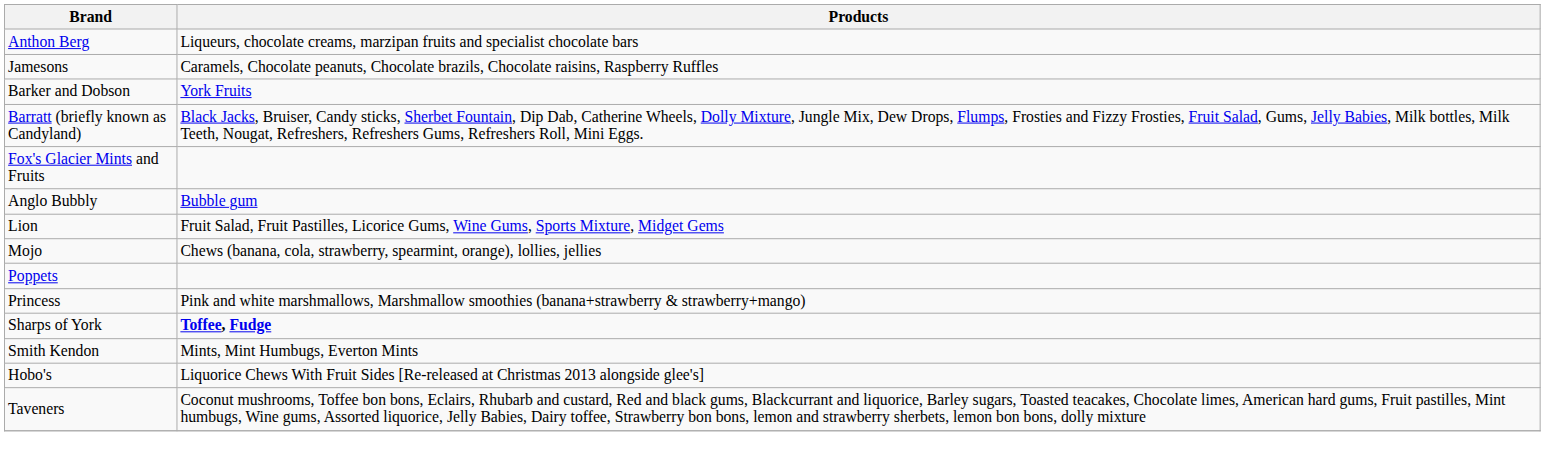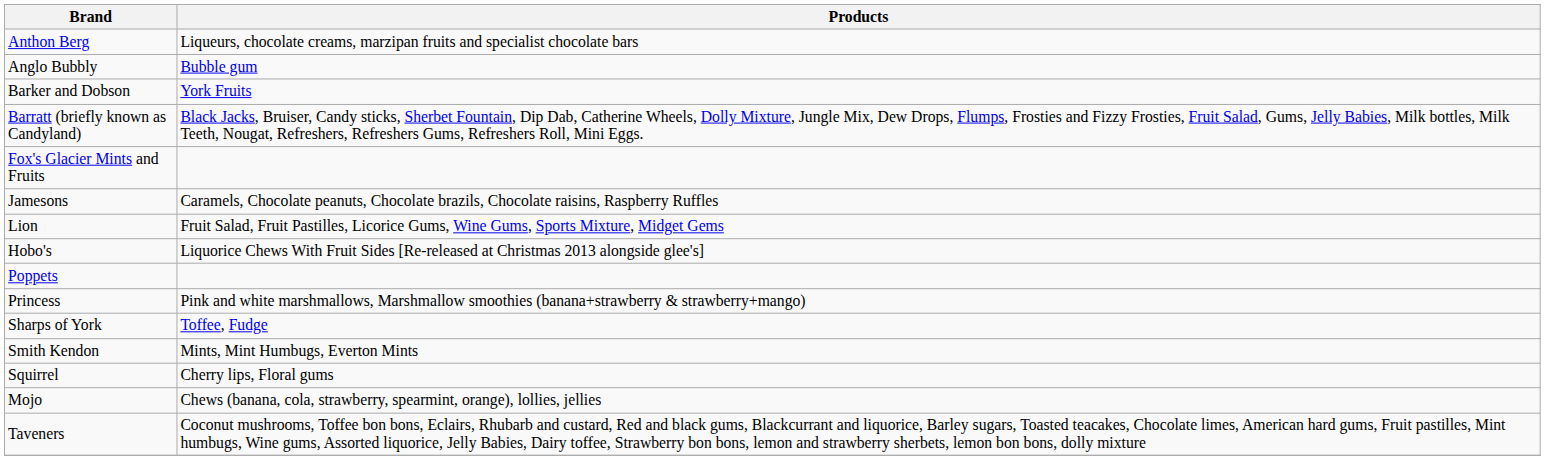rows swapped: (53, 201) <-> (38, 66)
rows swapped: (25, 251) <-> (30, 375)
(226, 325) bold -> (224, 325) normal
+ row: (33, 375)
